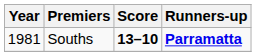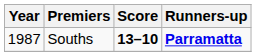(24, 39) 1981 -> (24, 39) 1987
